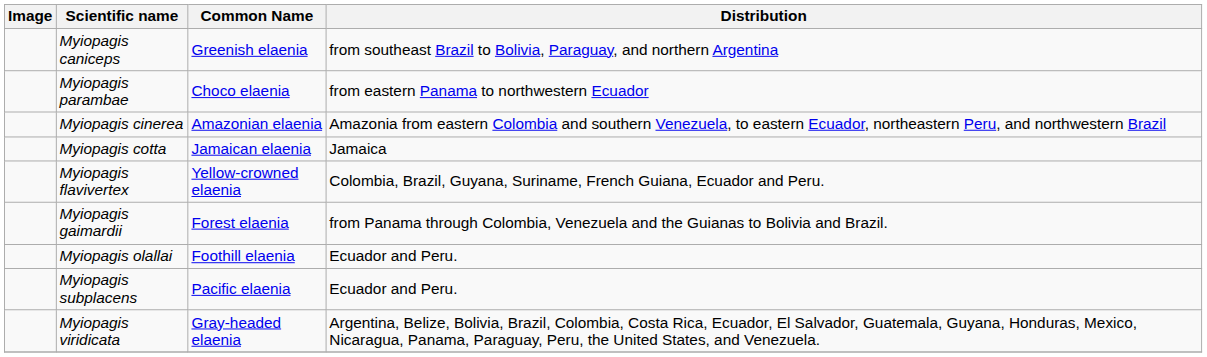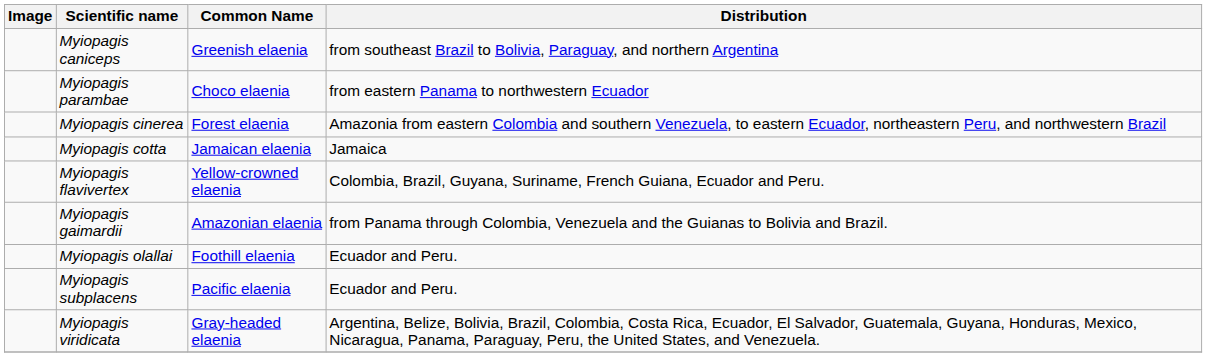(257, 124) Amazonian elaenia -> (240, 124) Forest elaenia
(240, 223) Forest elaenia -> (257, 223) Amazonian elaenia
